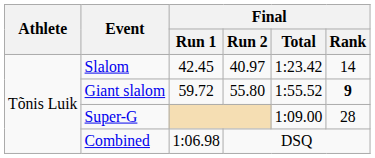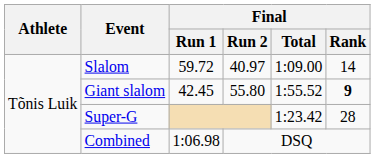(196, 66) 42.45 -> (196, 66) 59.72
(299, 66) 1:23.42 -> (299, 66) 1:09.00
(196, 91) 59.72 -> (196, 91) 42.45
(299, 116) 1:09.00 -> (299, 116) 1:23.42
